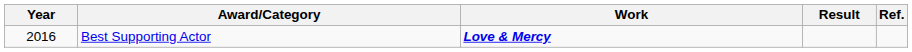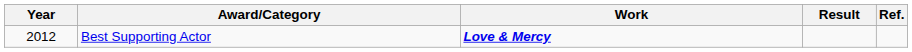(41, 36) 2016 -> (41, 36) 2012
